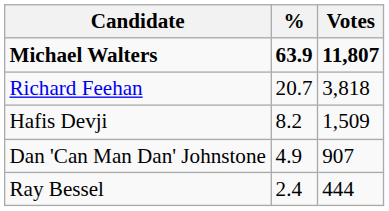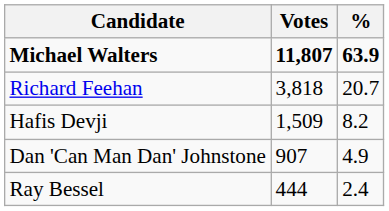columns swapped: (351, 21) <-> (294, 21)
